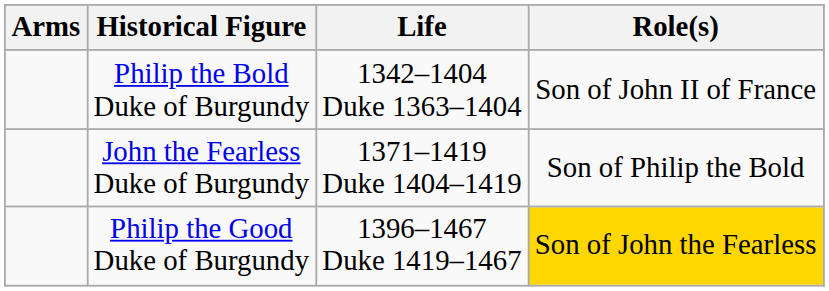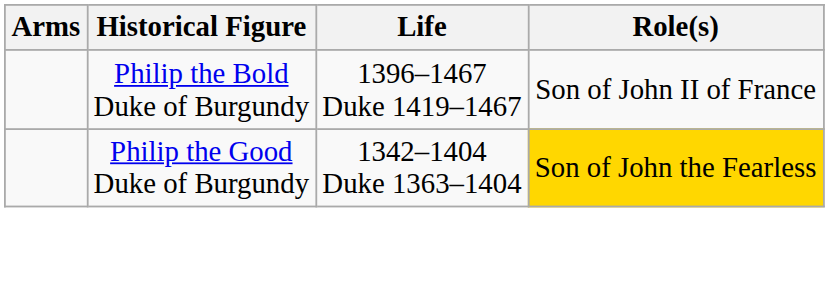(422, 89) 1342–1404 Duke 1363–1404 -> (422, 89) 1396–1467 Duke 1419–1467
- row: (201, 167)
(422, 245) 1396–1467 Duke 1419–1467 -> (422, 167) 1342–1404 Duke 1363–1404
